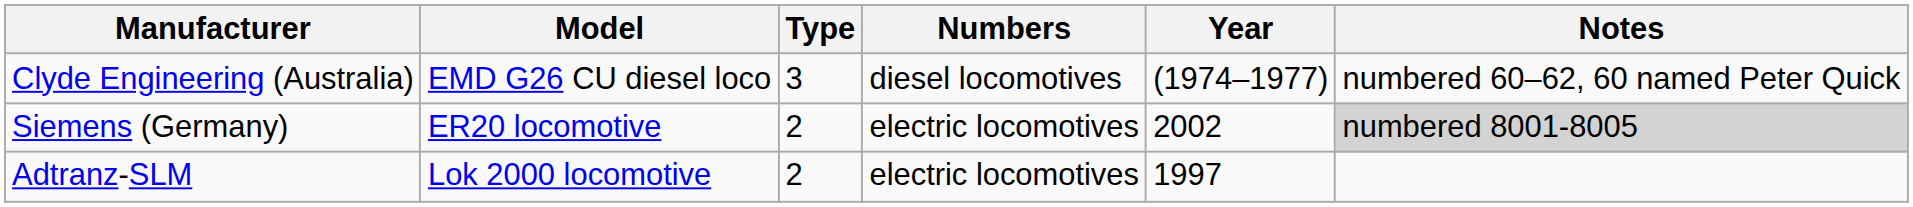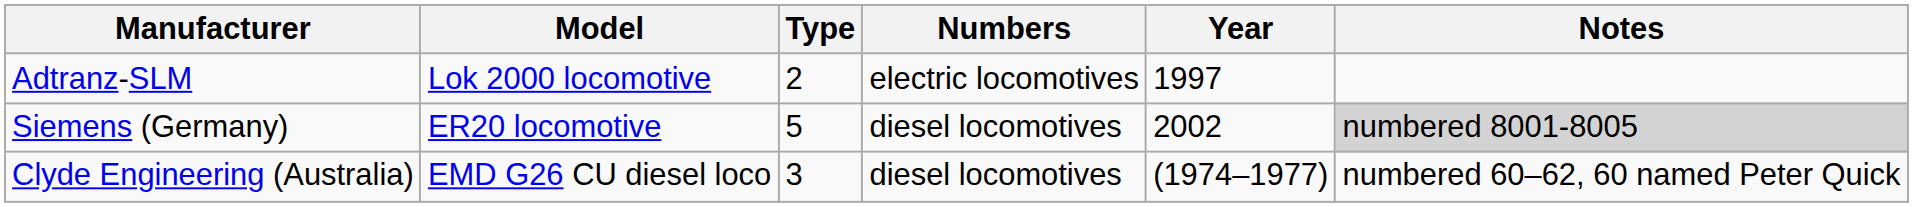rows swapped: (213, 77) <-> (102, 175)
(794, 126) 2 -> (794, 126) 5
(1004, 126) electric locomotives -> (996, 126) diesel locomotives
